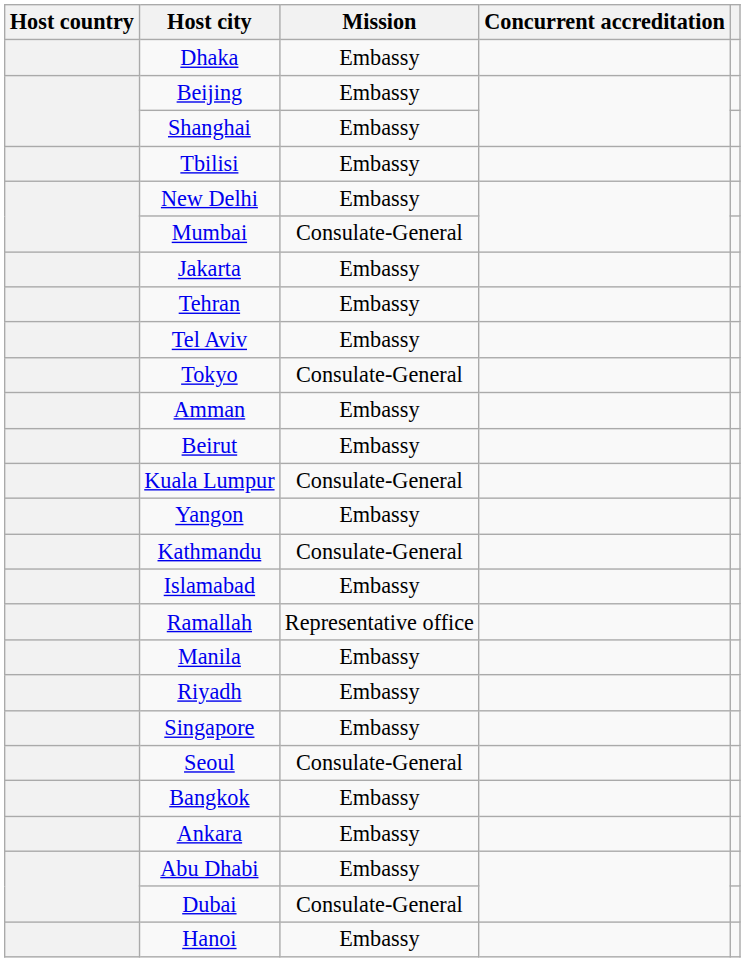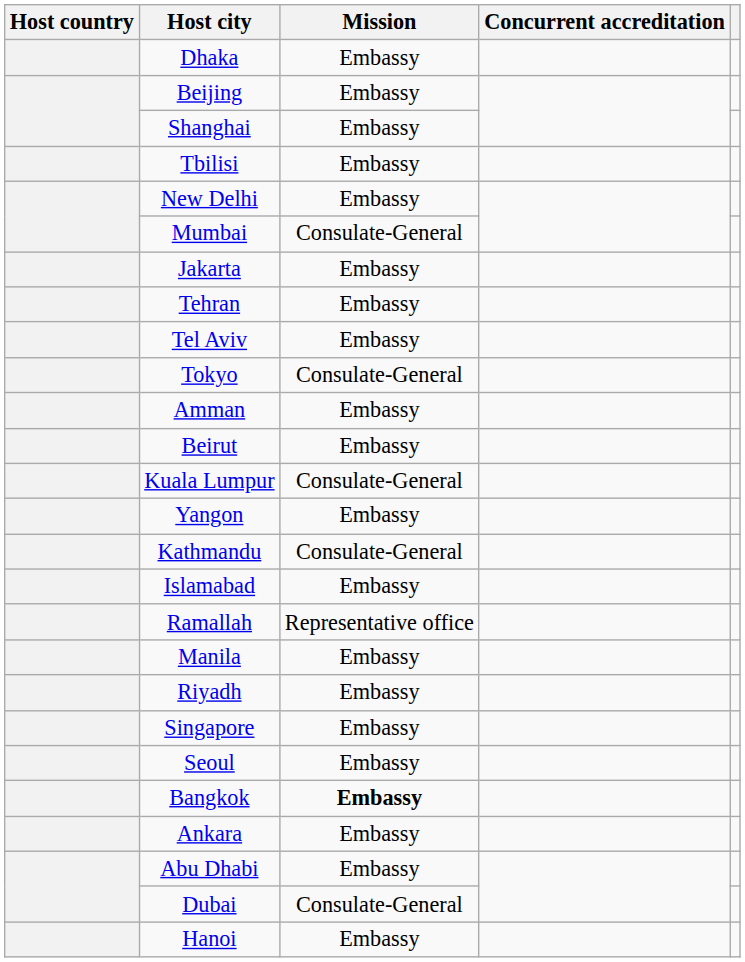(379, 762) Consulate-General -> (379, 762) Embassy
(379, 798) normal -> (379, 798) bold
